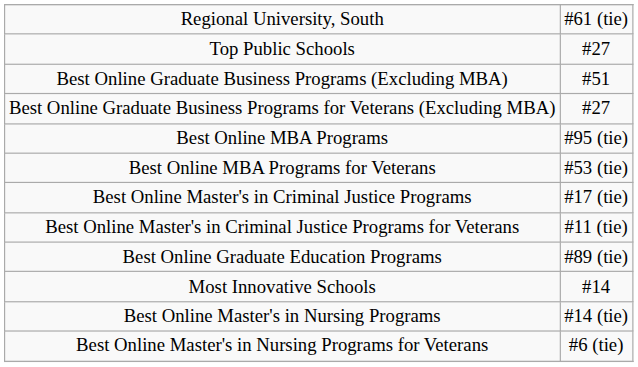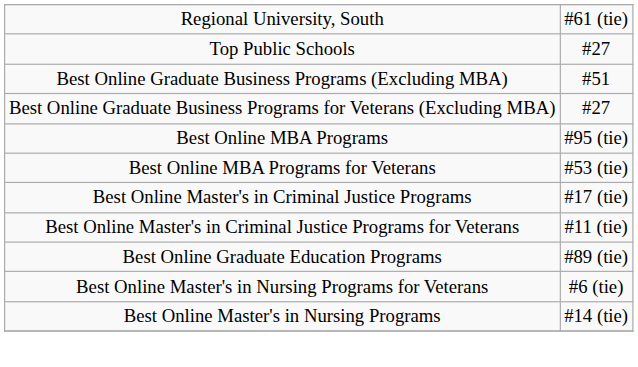- row: (282, 286)
rows swapped: (282, 316) <-> (282, 345)
